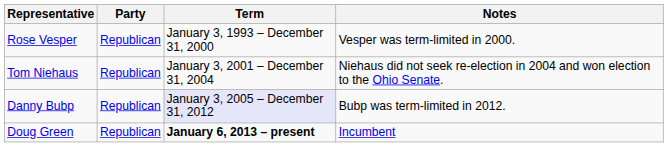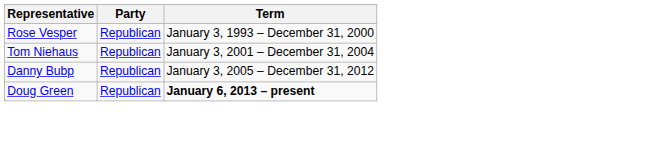- column: (500, 14)
(245, 106) lavender background -> (270, 71) no background
